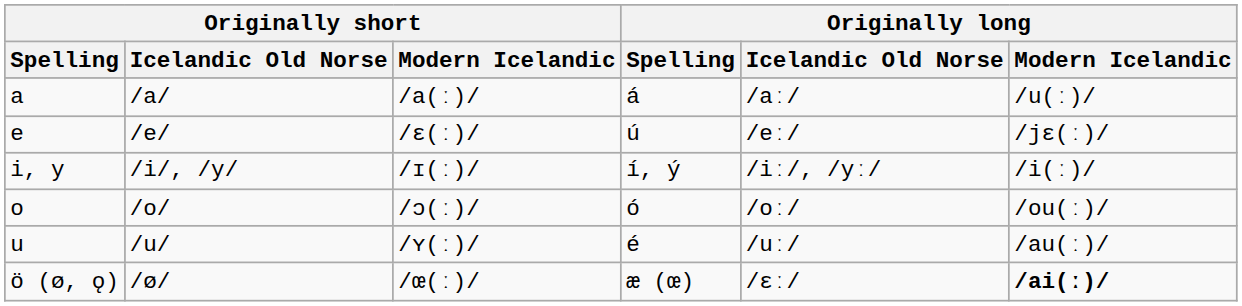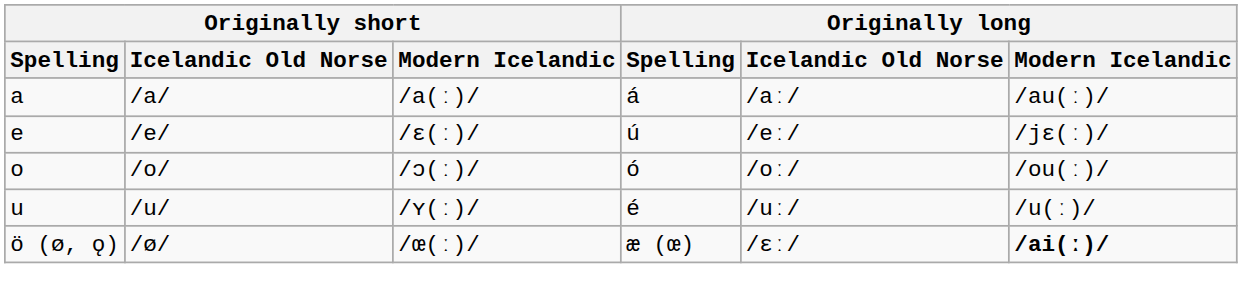(1055, 97) /u(ː)/ -> (1062, 97) /au(ː)/
- row: (439, 171)
(1062, 245) /au(ː)/ -> (1055, 208) /u(ː)/
